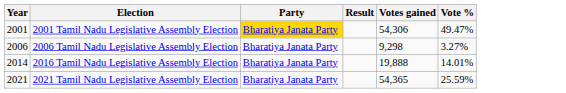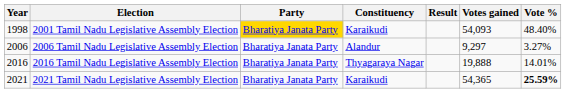+ column: (385, 12)
(17, 29) 2001 -> (17, 29) 1998
(394, 29) 54,306 -> (477, 29) 54,093
(457, 29) 49.47% -> (540, 29) 48.40%
(391, 46) 9,298 -> (474, 46) 9,297
(17, 63) 2014 -> (17, 63) 2016
(457, 79) normal -> (541, 79) bold
